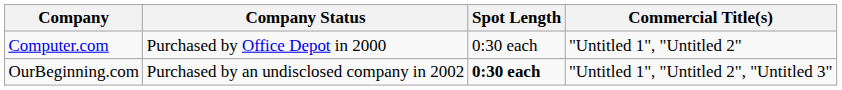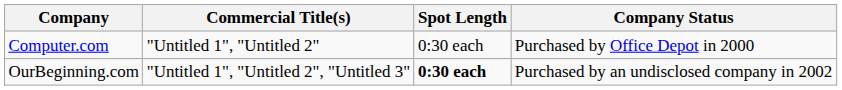columns swapped: (701, 17) <-> (305, 17)
